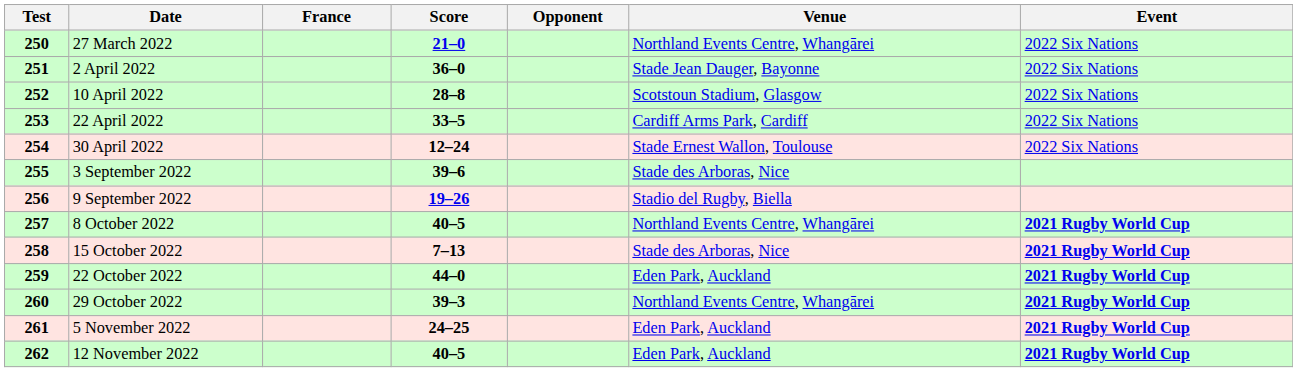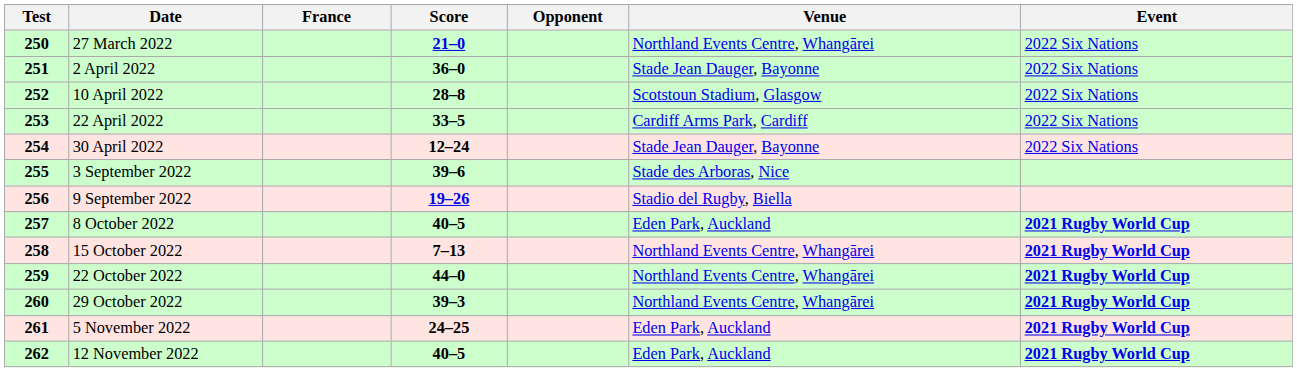(732, 146) Stade Ernest Wallon, Toulouse -> (726, 146) Stade Jean Dauger, Bayonne
(753, 224) Northland Events Centre, Whangārei -> (702, 224) Eden Park, Auckland
(711, 250) Stade des Arboras, Nice -> (753, 250) Northland Events Centre, Whangārei
(702, 276) Eden Park, Auckland -> (753, 276) Northland Events Centre, Whangārei
